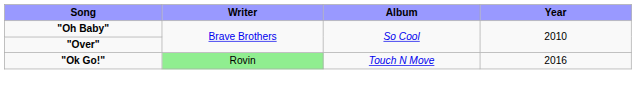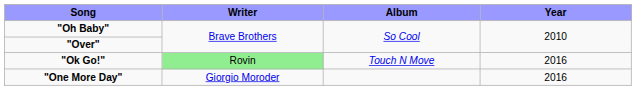+ row: (83, 77)
